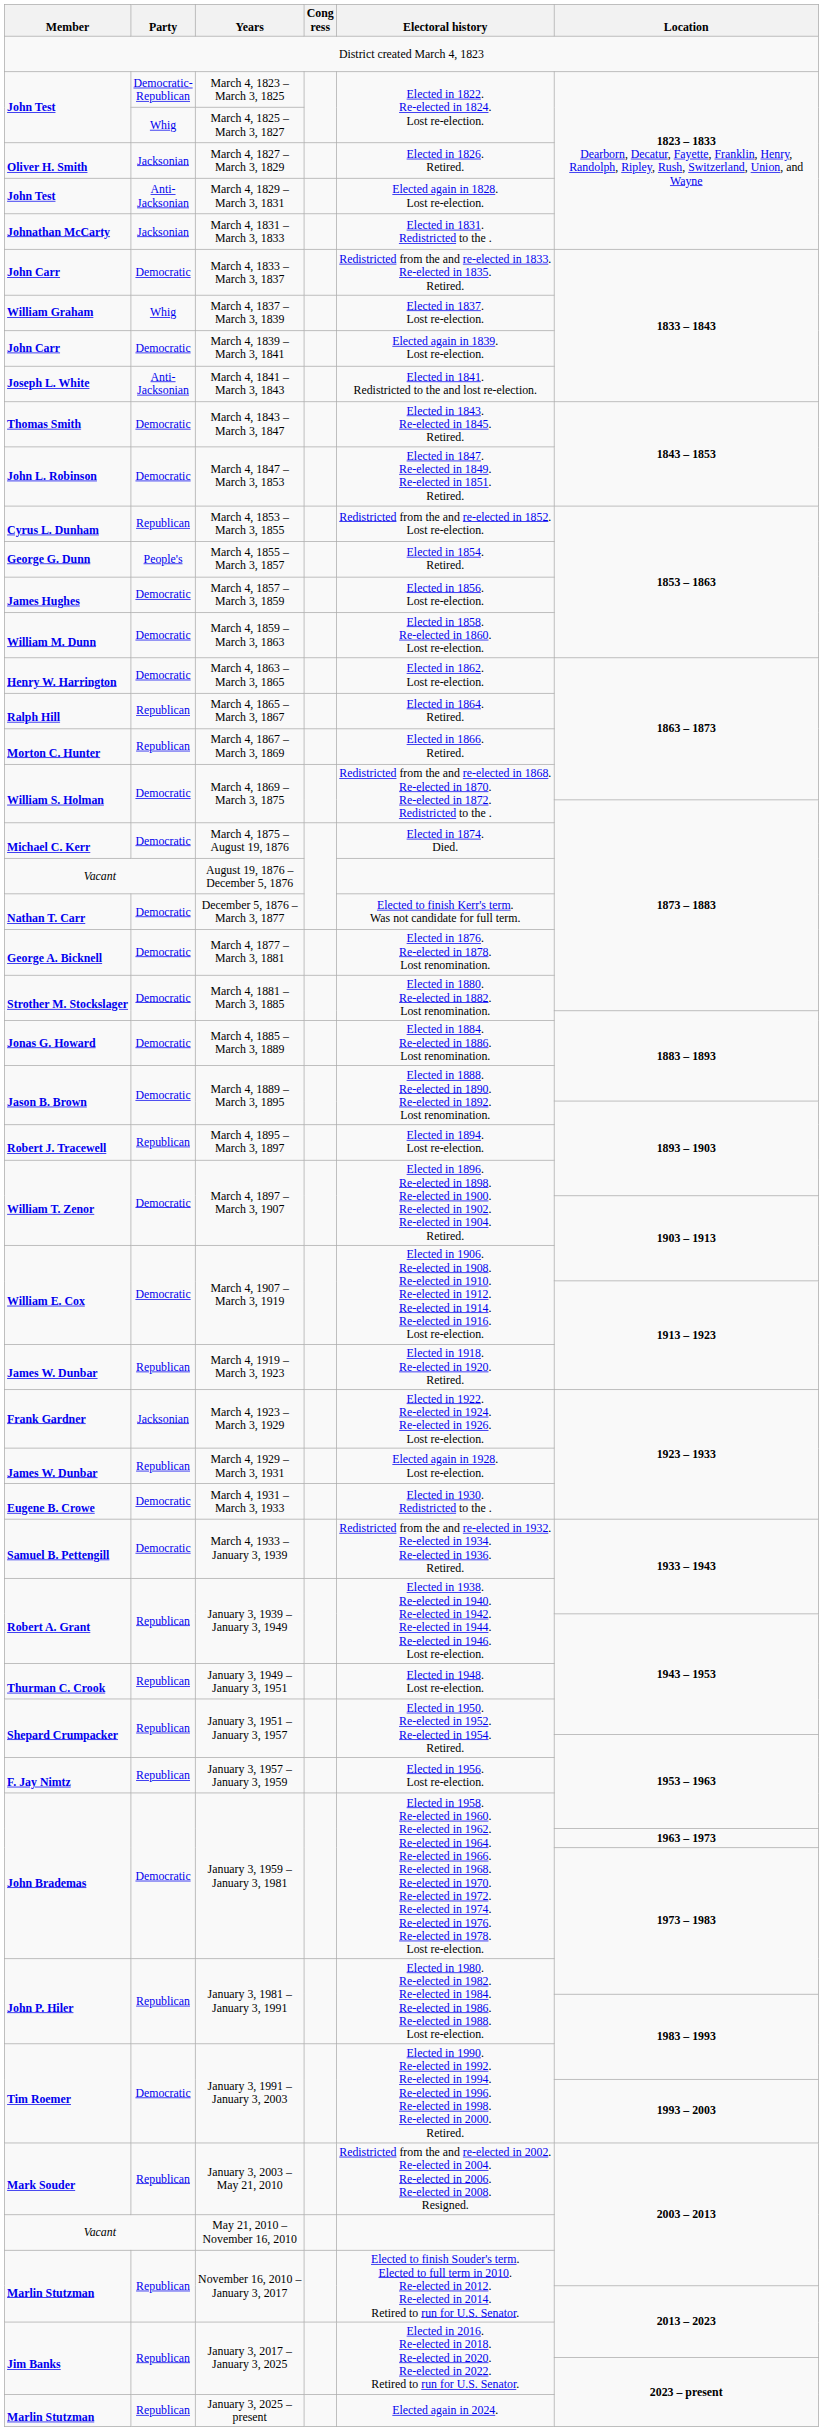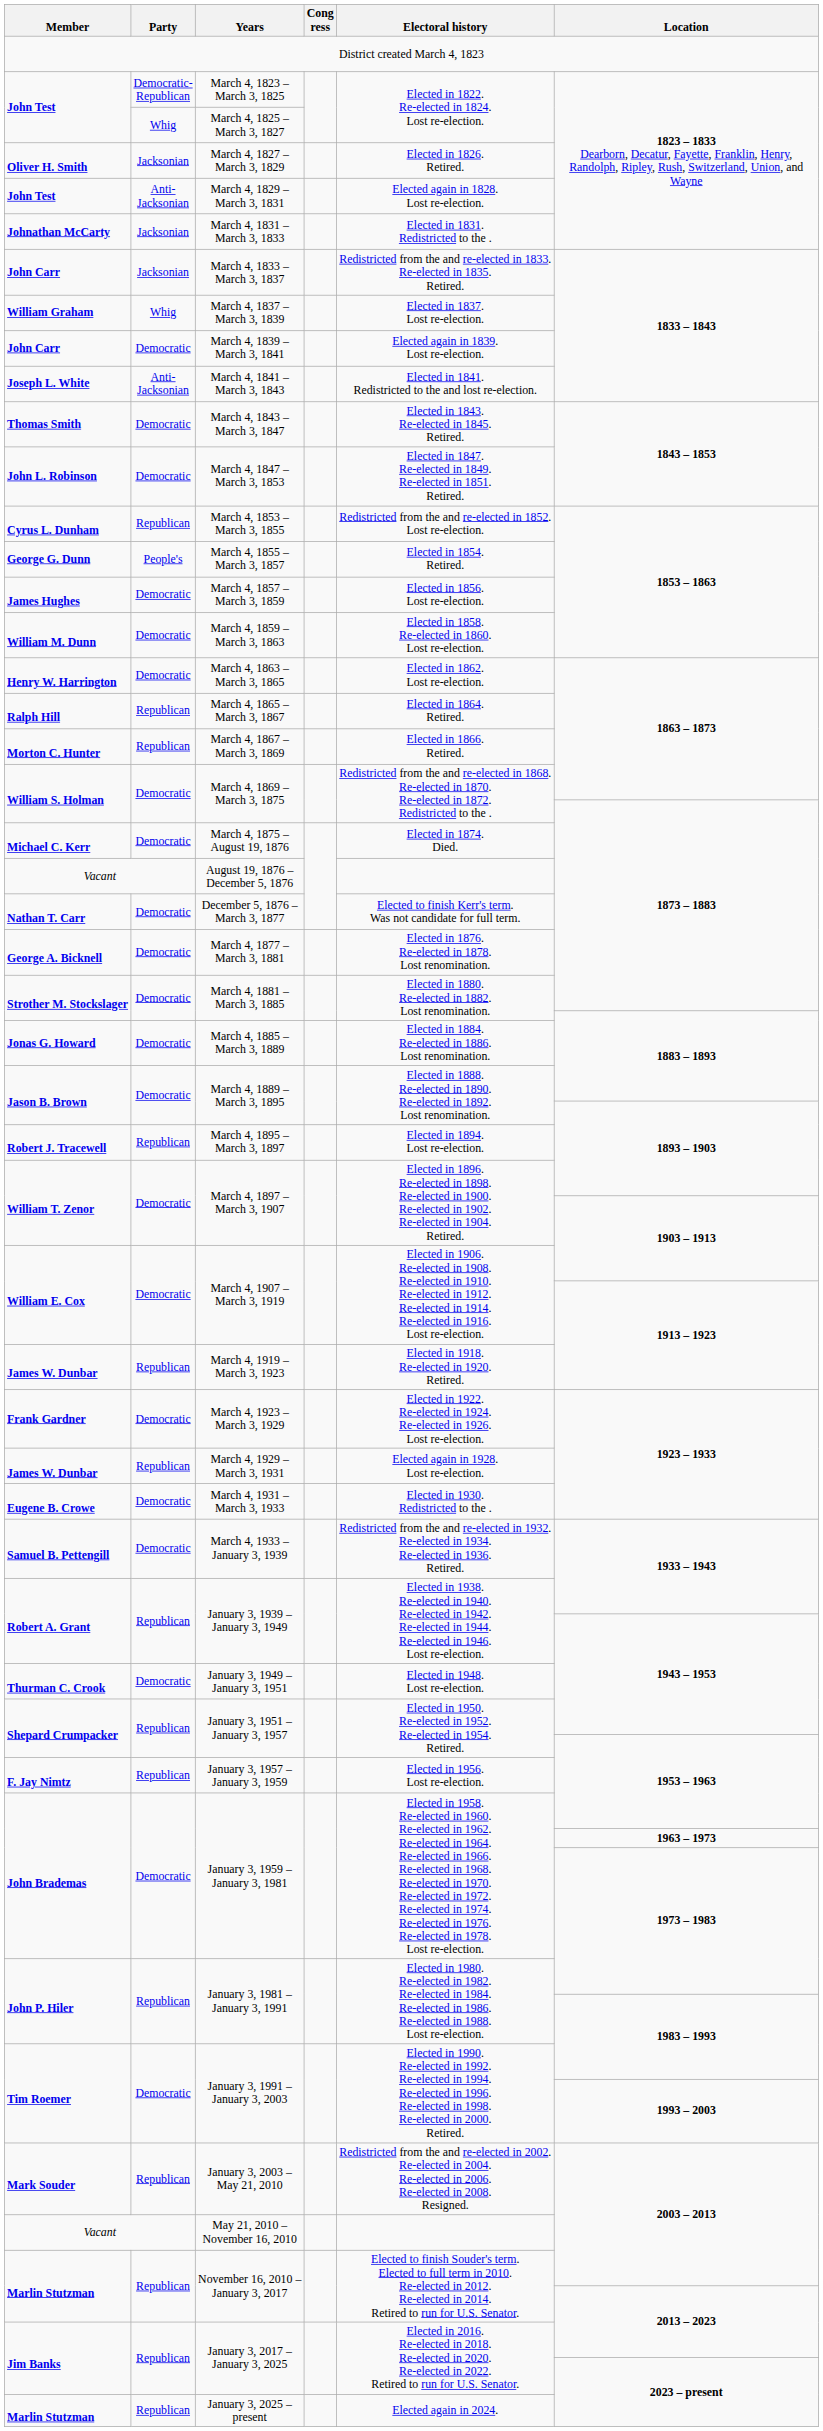(163, 272) Democratic -> (163, 272) Jacksonian
(163, 1419) Jacksonian -> (163, 1419) Democratic
(163, 1681) Republican -> (163, 1681) Democratic
